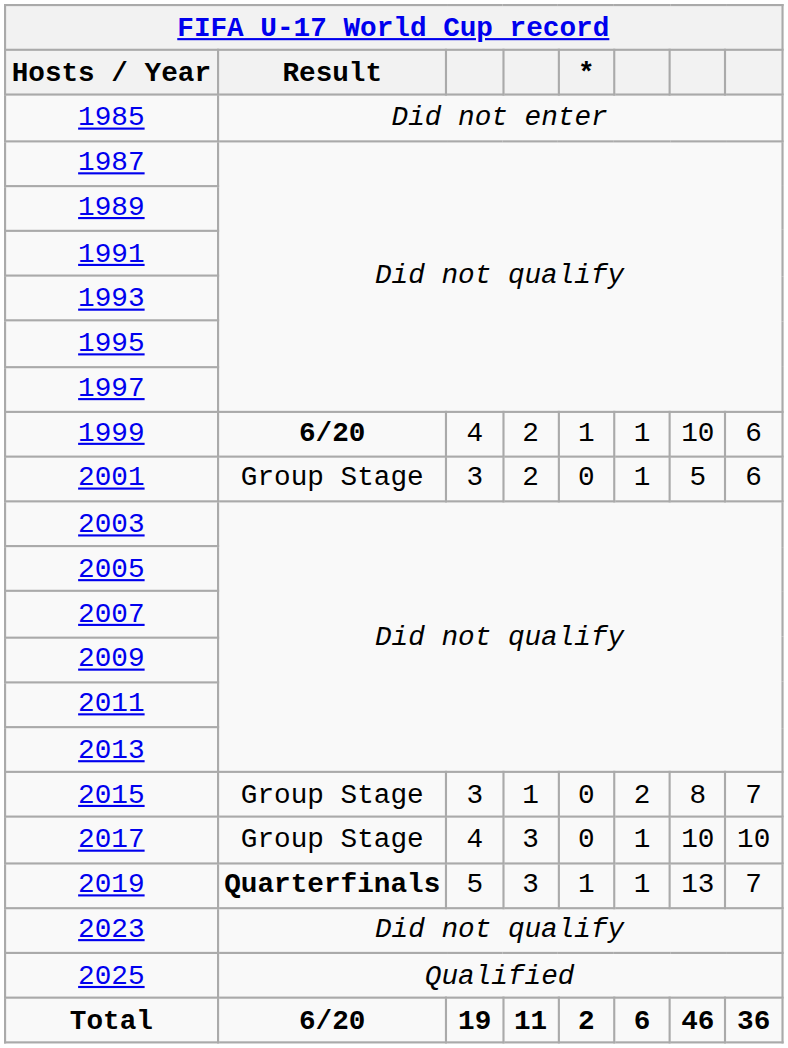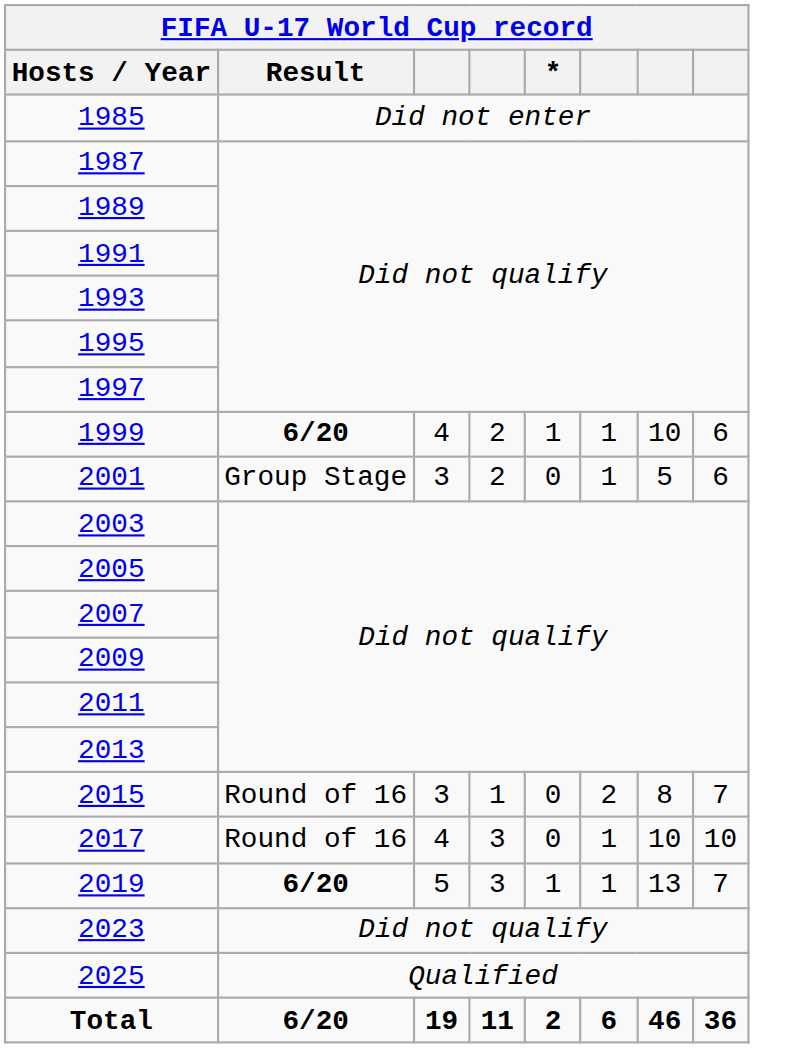(332, 795) Group Stage -> (316, 795) Round of 16
(332, 840) Group Stage -> (316, 840) Round of 16
(332, 885) Quarterfinals -> (316, 885) 6/20
